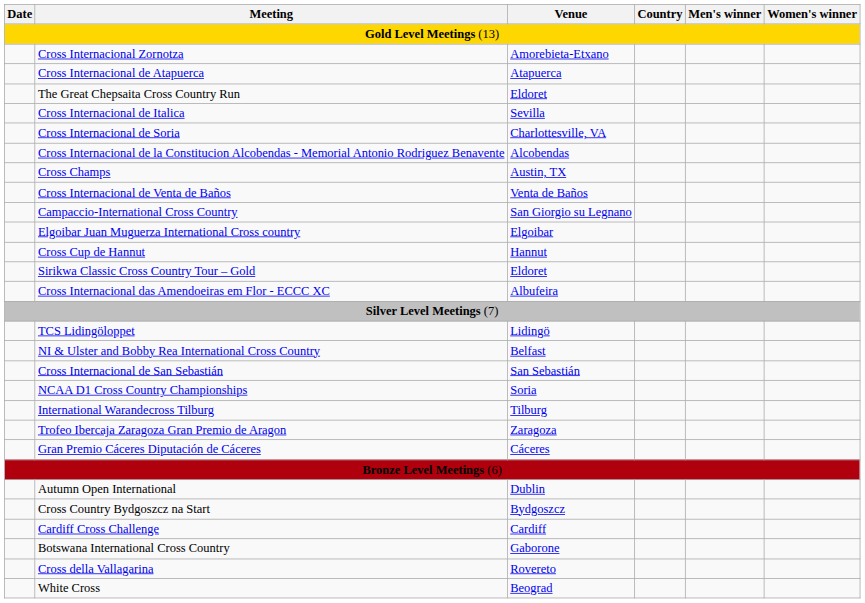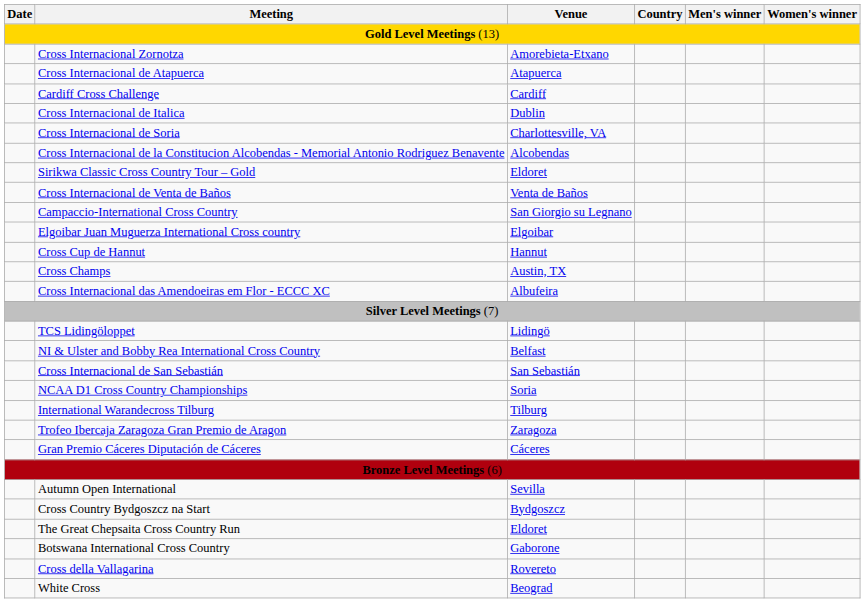rows swapped: (99, 529) <-> (139, 93)
(528, 113) Sevilla -> (528, 113) Dublin
rows swapped: (74, 172) <-> (147, 271)
(528, 489) Dublin -> (528, 489) Sevilla
